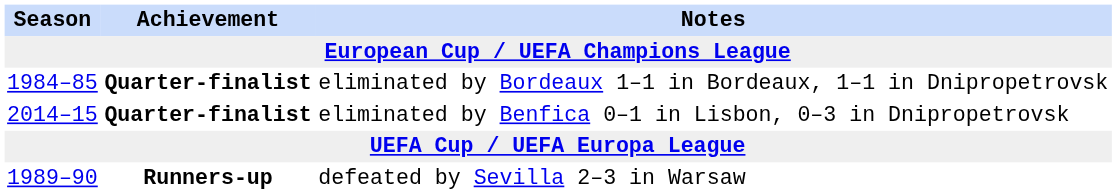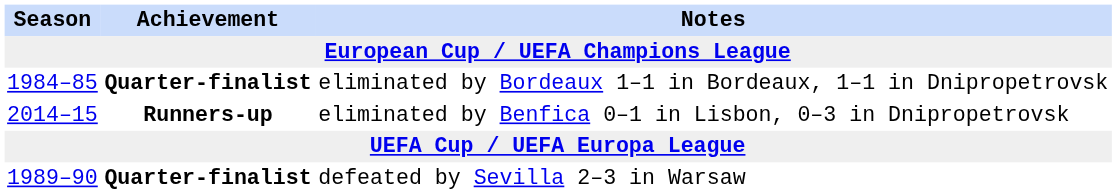(208, 114) Quarter-finalist -> (208, 114) Runners-up
(208, 177) Runners-up -> (208, 177) Quarter-finalist
